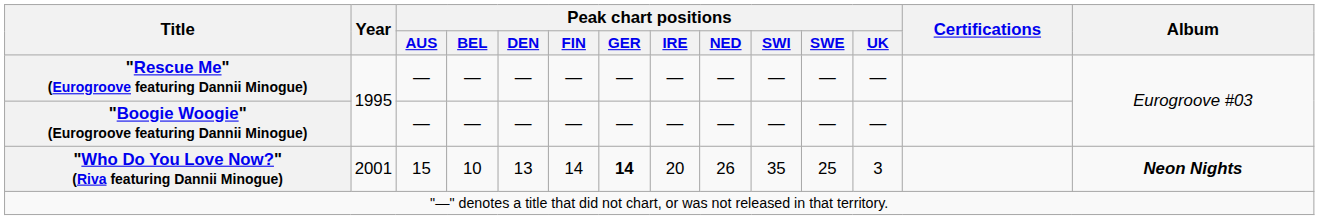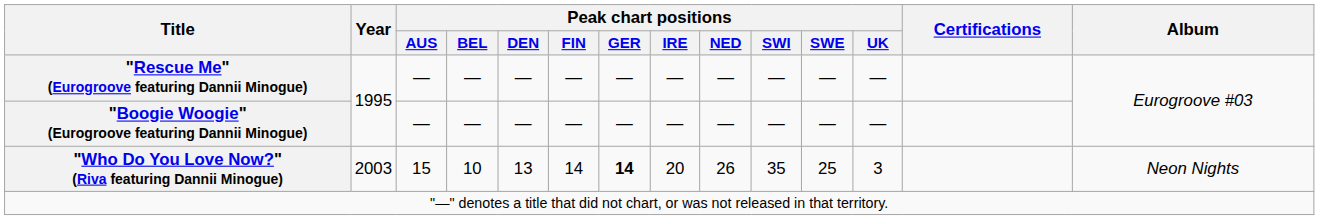(373, 168) 2001 -> (373, 168) 2003
(1193, 168) bold -> (1193, 168) normal
